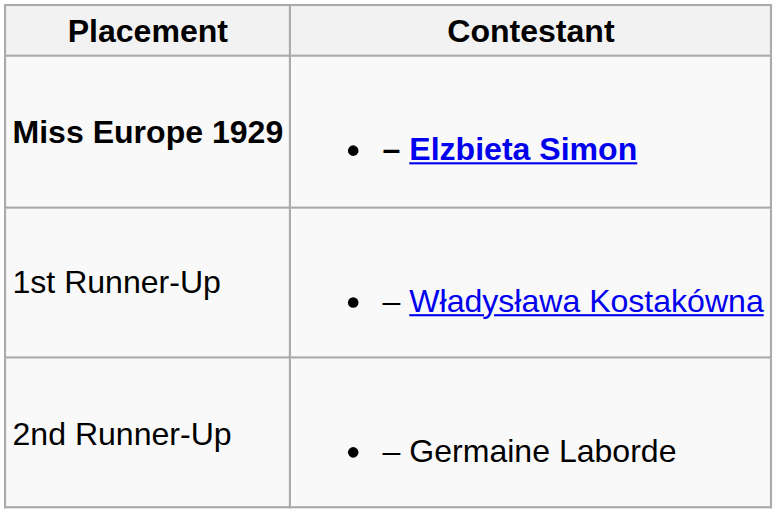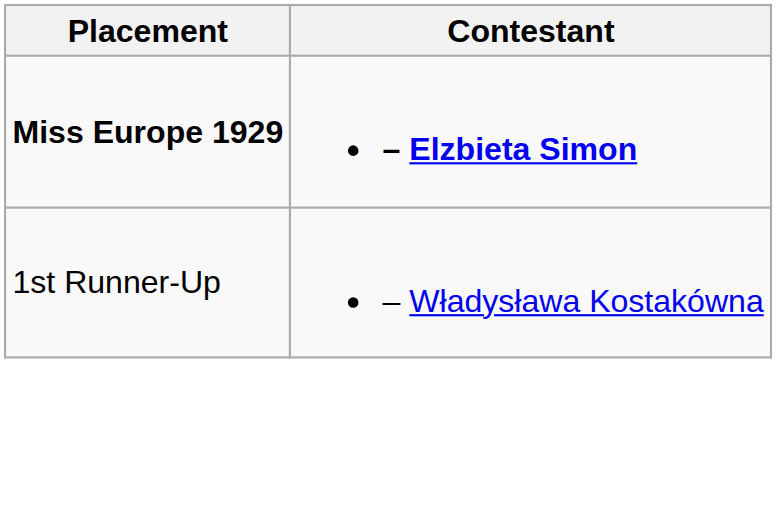- row: (122, 433)
